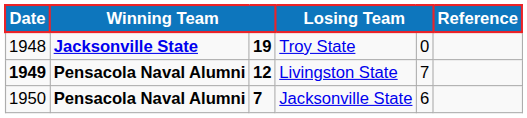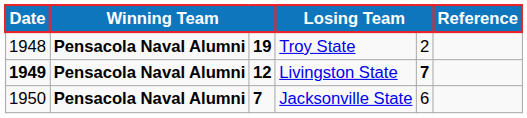(126, 46) Jacksonville State -> (150, 46) Pensacola Naval Alumni
(425, 46) 0 -> (425, 46) 2
(425, 72) normal -> (425, 72) bold
